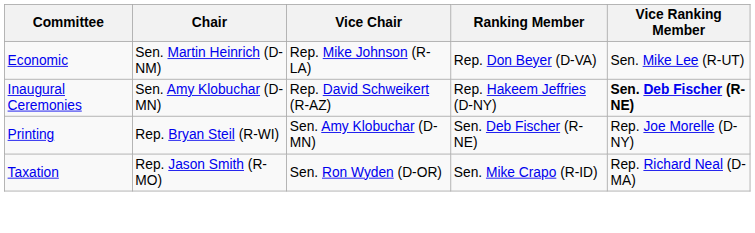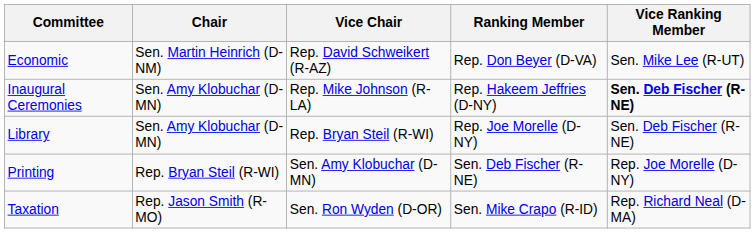(360, 60) Rep. Mike Johnson (R-LA) -> (359, 60) Rep. David Schweikert (R-AZ)
(359, 97) Rep. David Schweikert (R-AZ) -> (360, 97) Rep. Mike Johnson (R-LA)
+ row: (29, 135)
